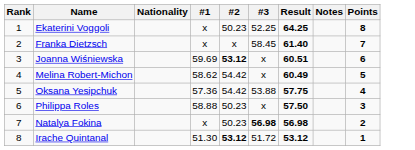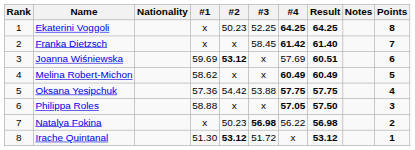+ column: (293, 12)
(234, 75) 54.42 -> (234, 75) x
(234, 106) 50.23 -> (234, 106) x
